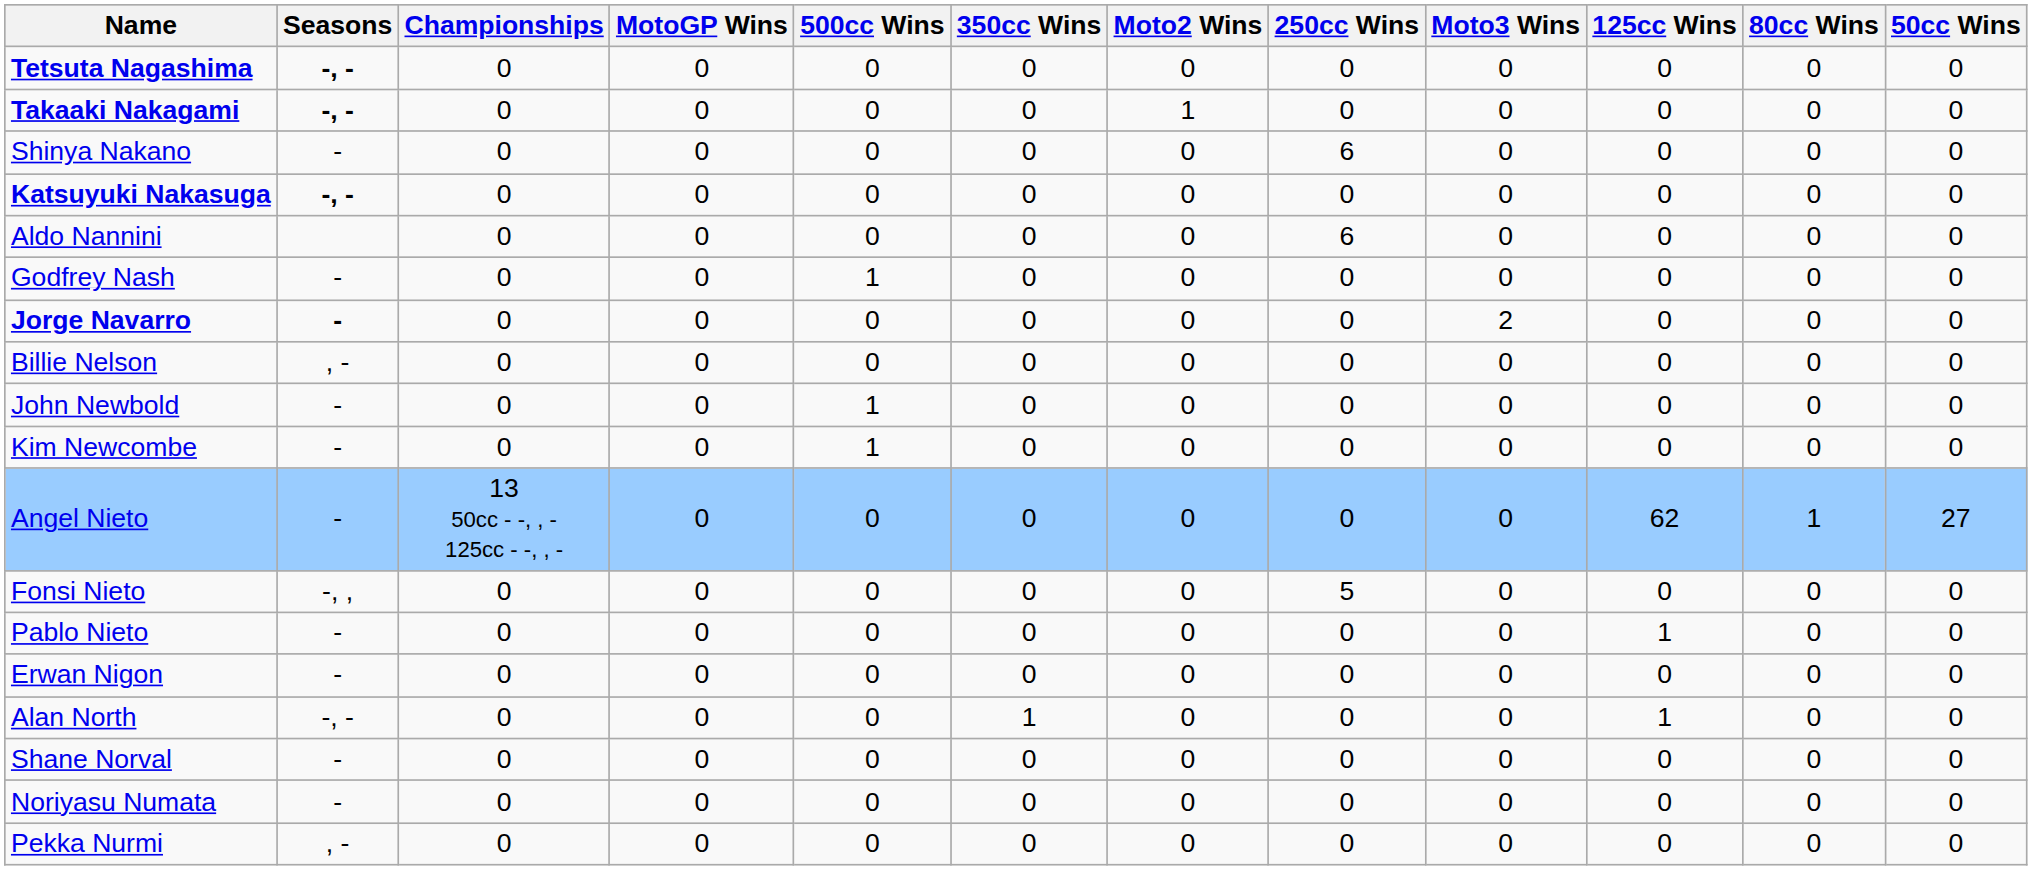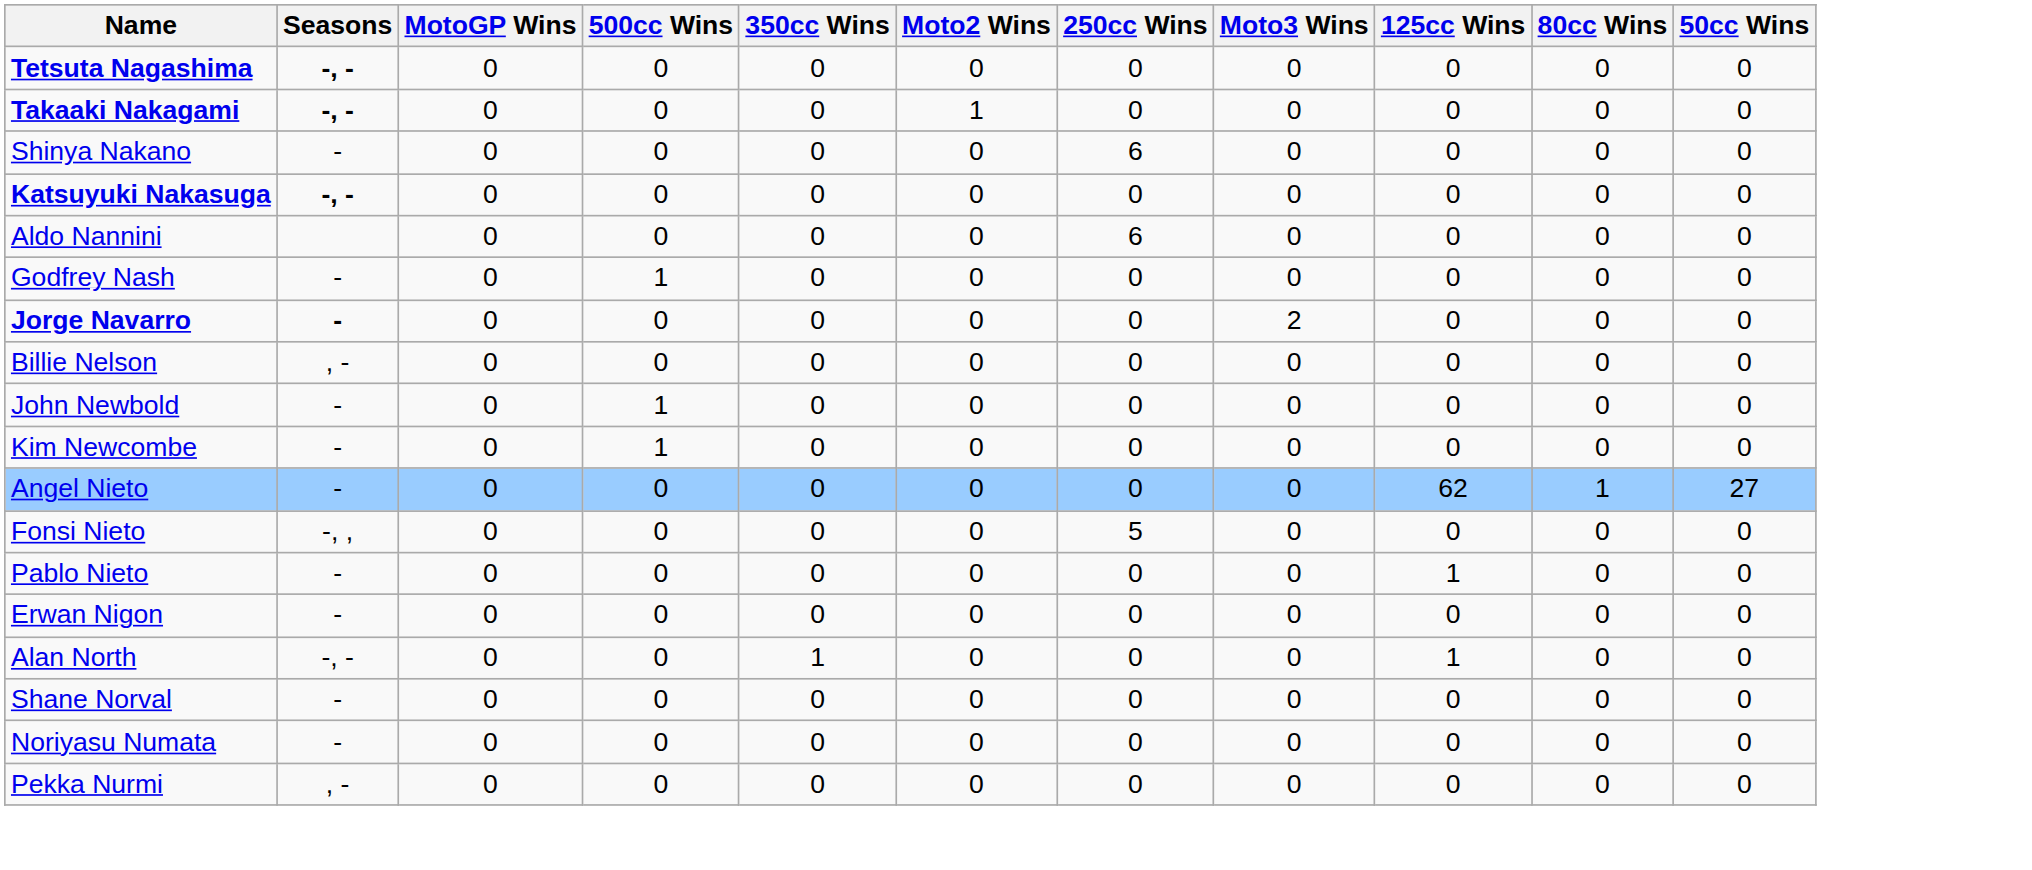- column: (504, 25)
